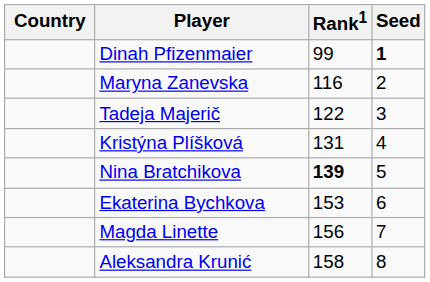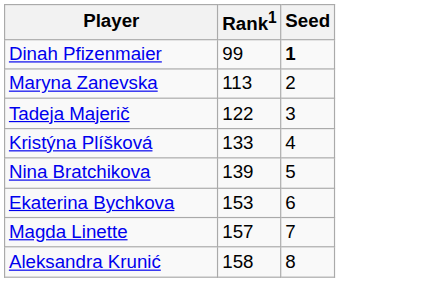- column: (50, 21)
(328, 83) 116 -> (237, 83) 113
(328, 143) 131 -> (238, 143) 133
(328, 172) bold -> (238, 172) normal
(328, 232) 156 -> (238, 232) 157
